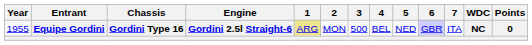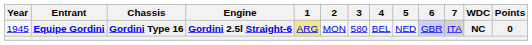(18, 28) 1955 -> (18, 28) 1945
(359, 28) 500 -> (359, 28) 580
(454, 28) no background -> (454, 28) lightgrey background
